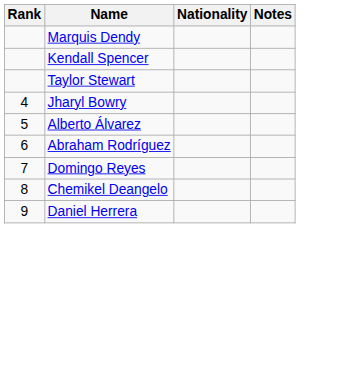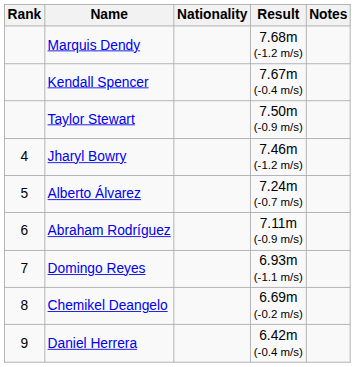+ column: (278, 15)
